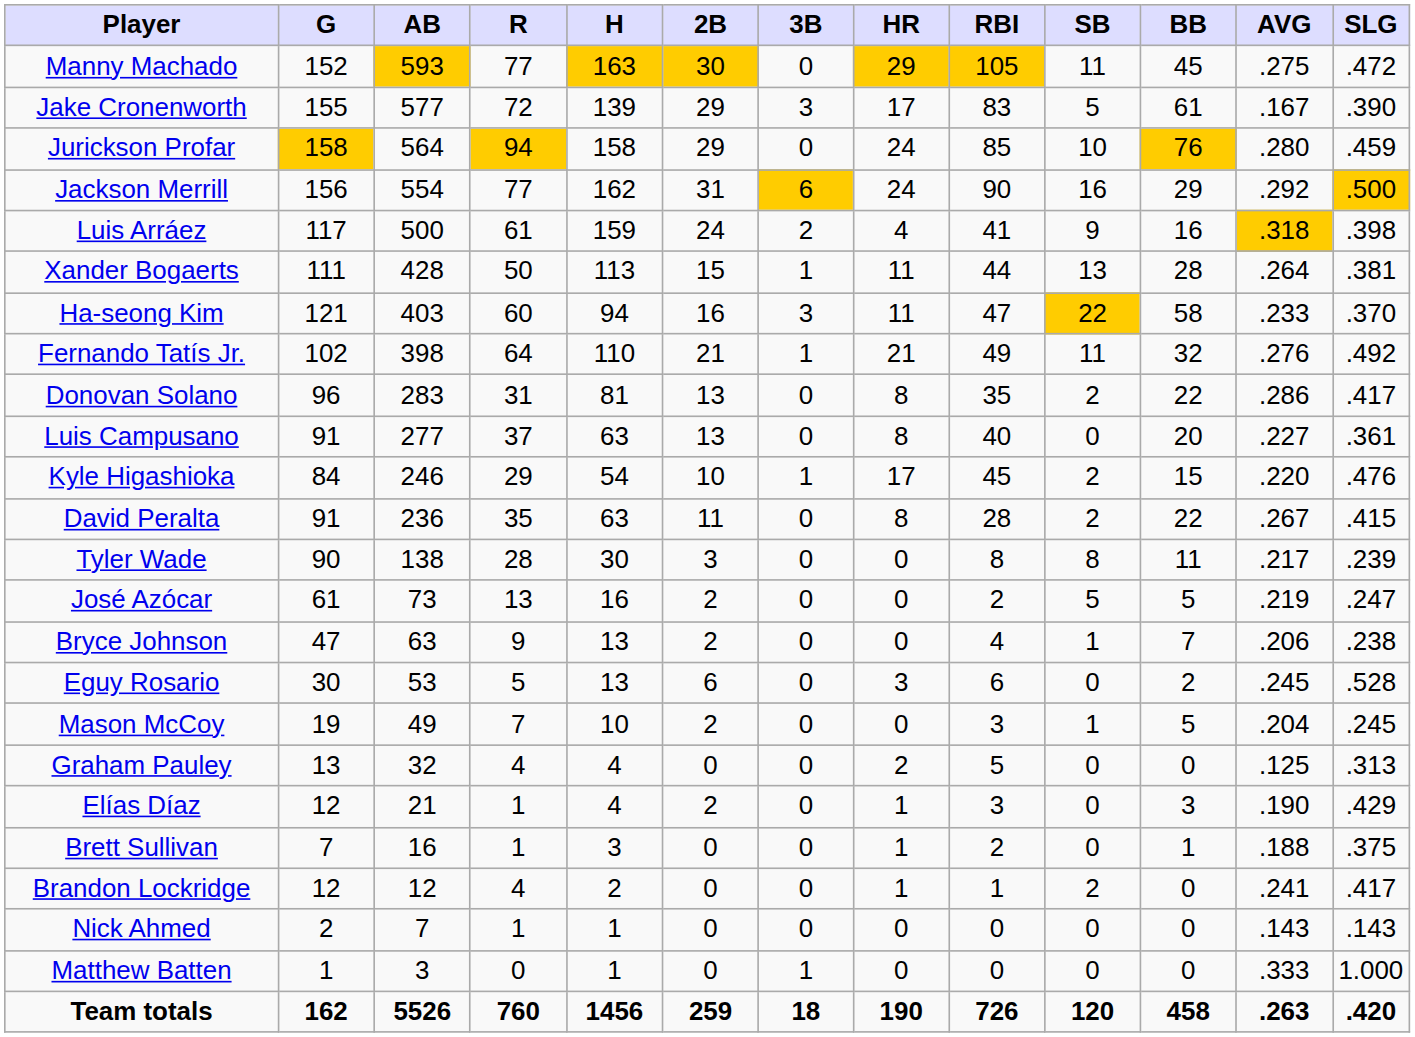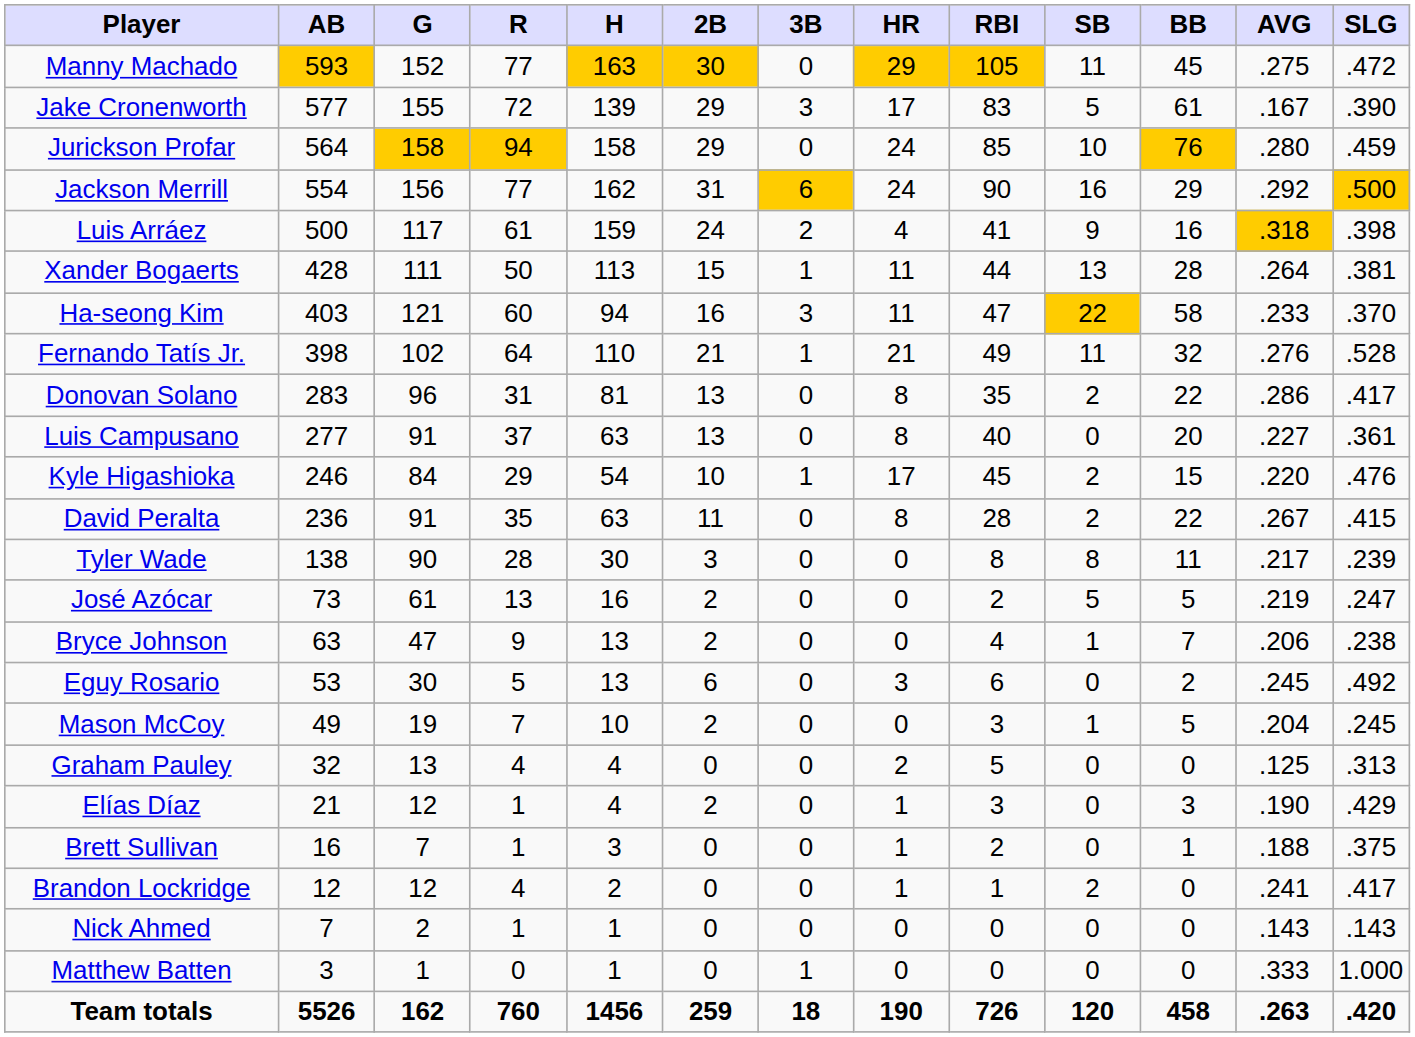columns swapped: (326, 25) <-> (422, 25)
(1371, 353) .492 -> (1371, 353) .528
(1371, 682) .528 -> (1371, 682) .492
